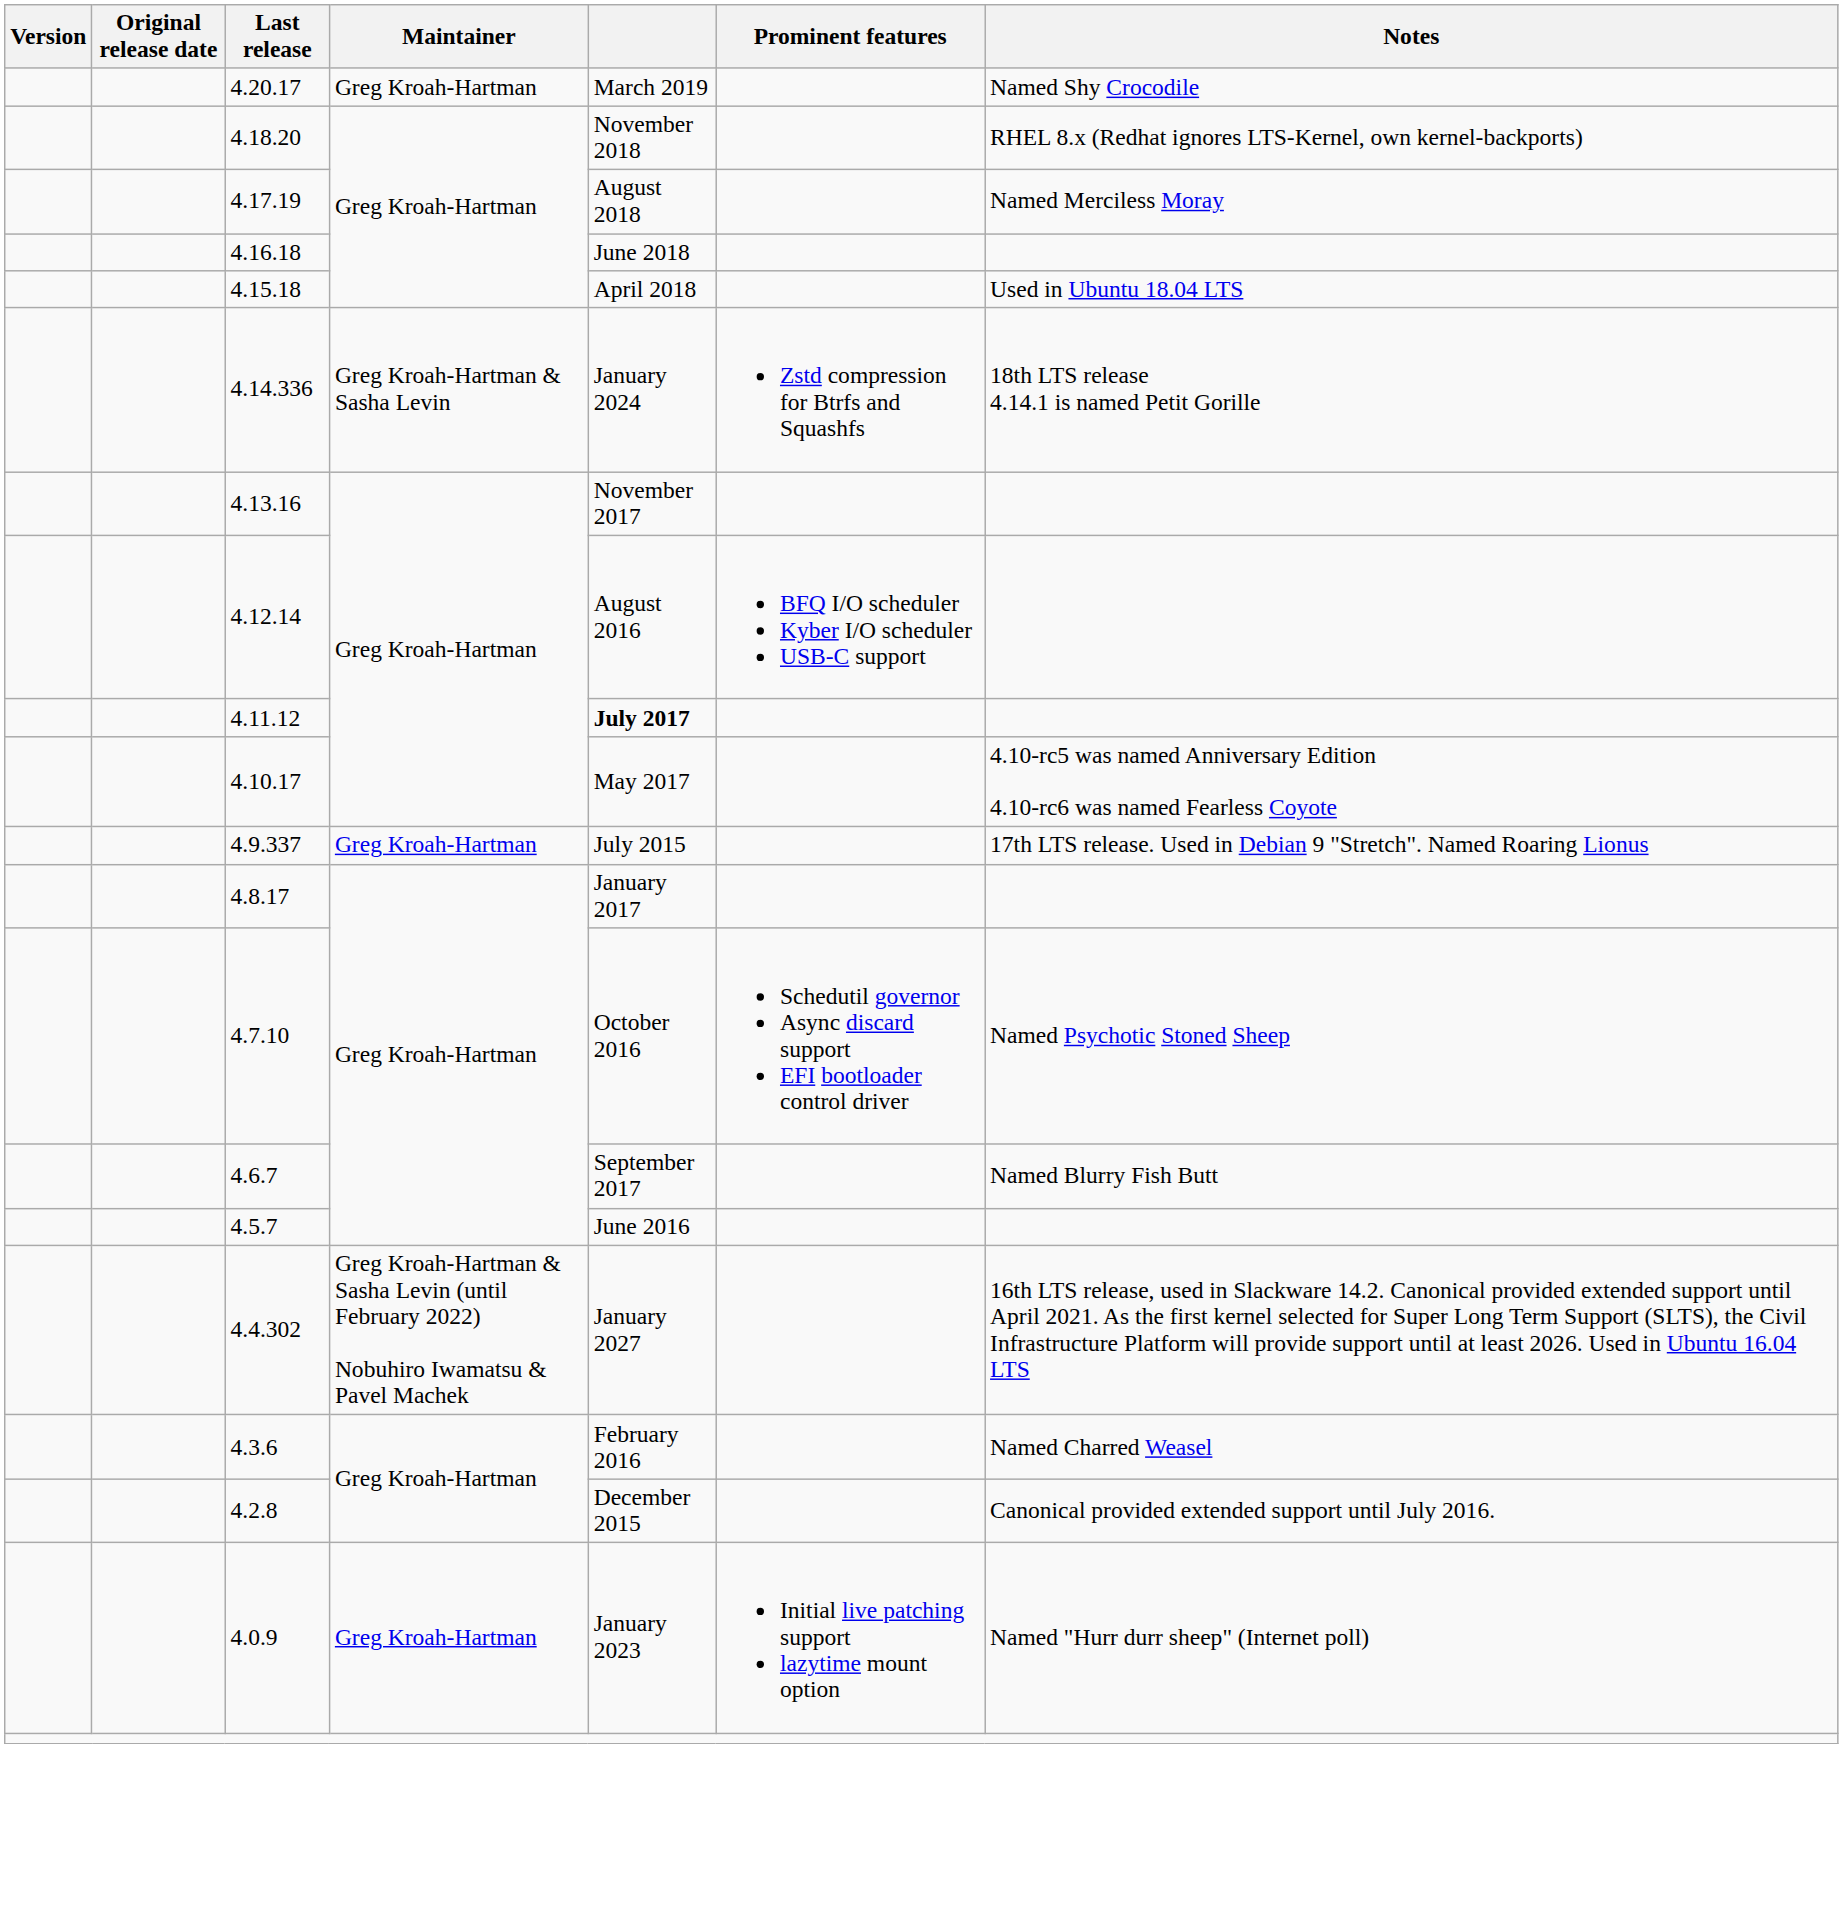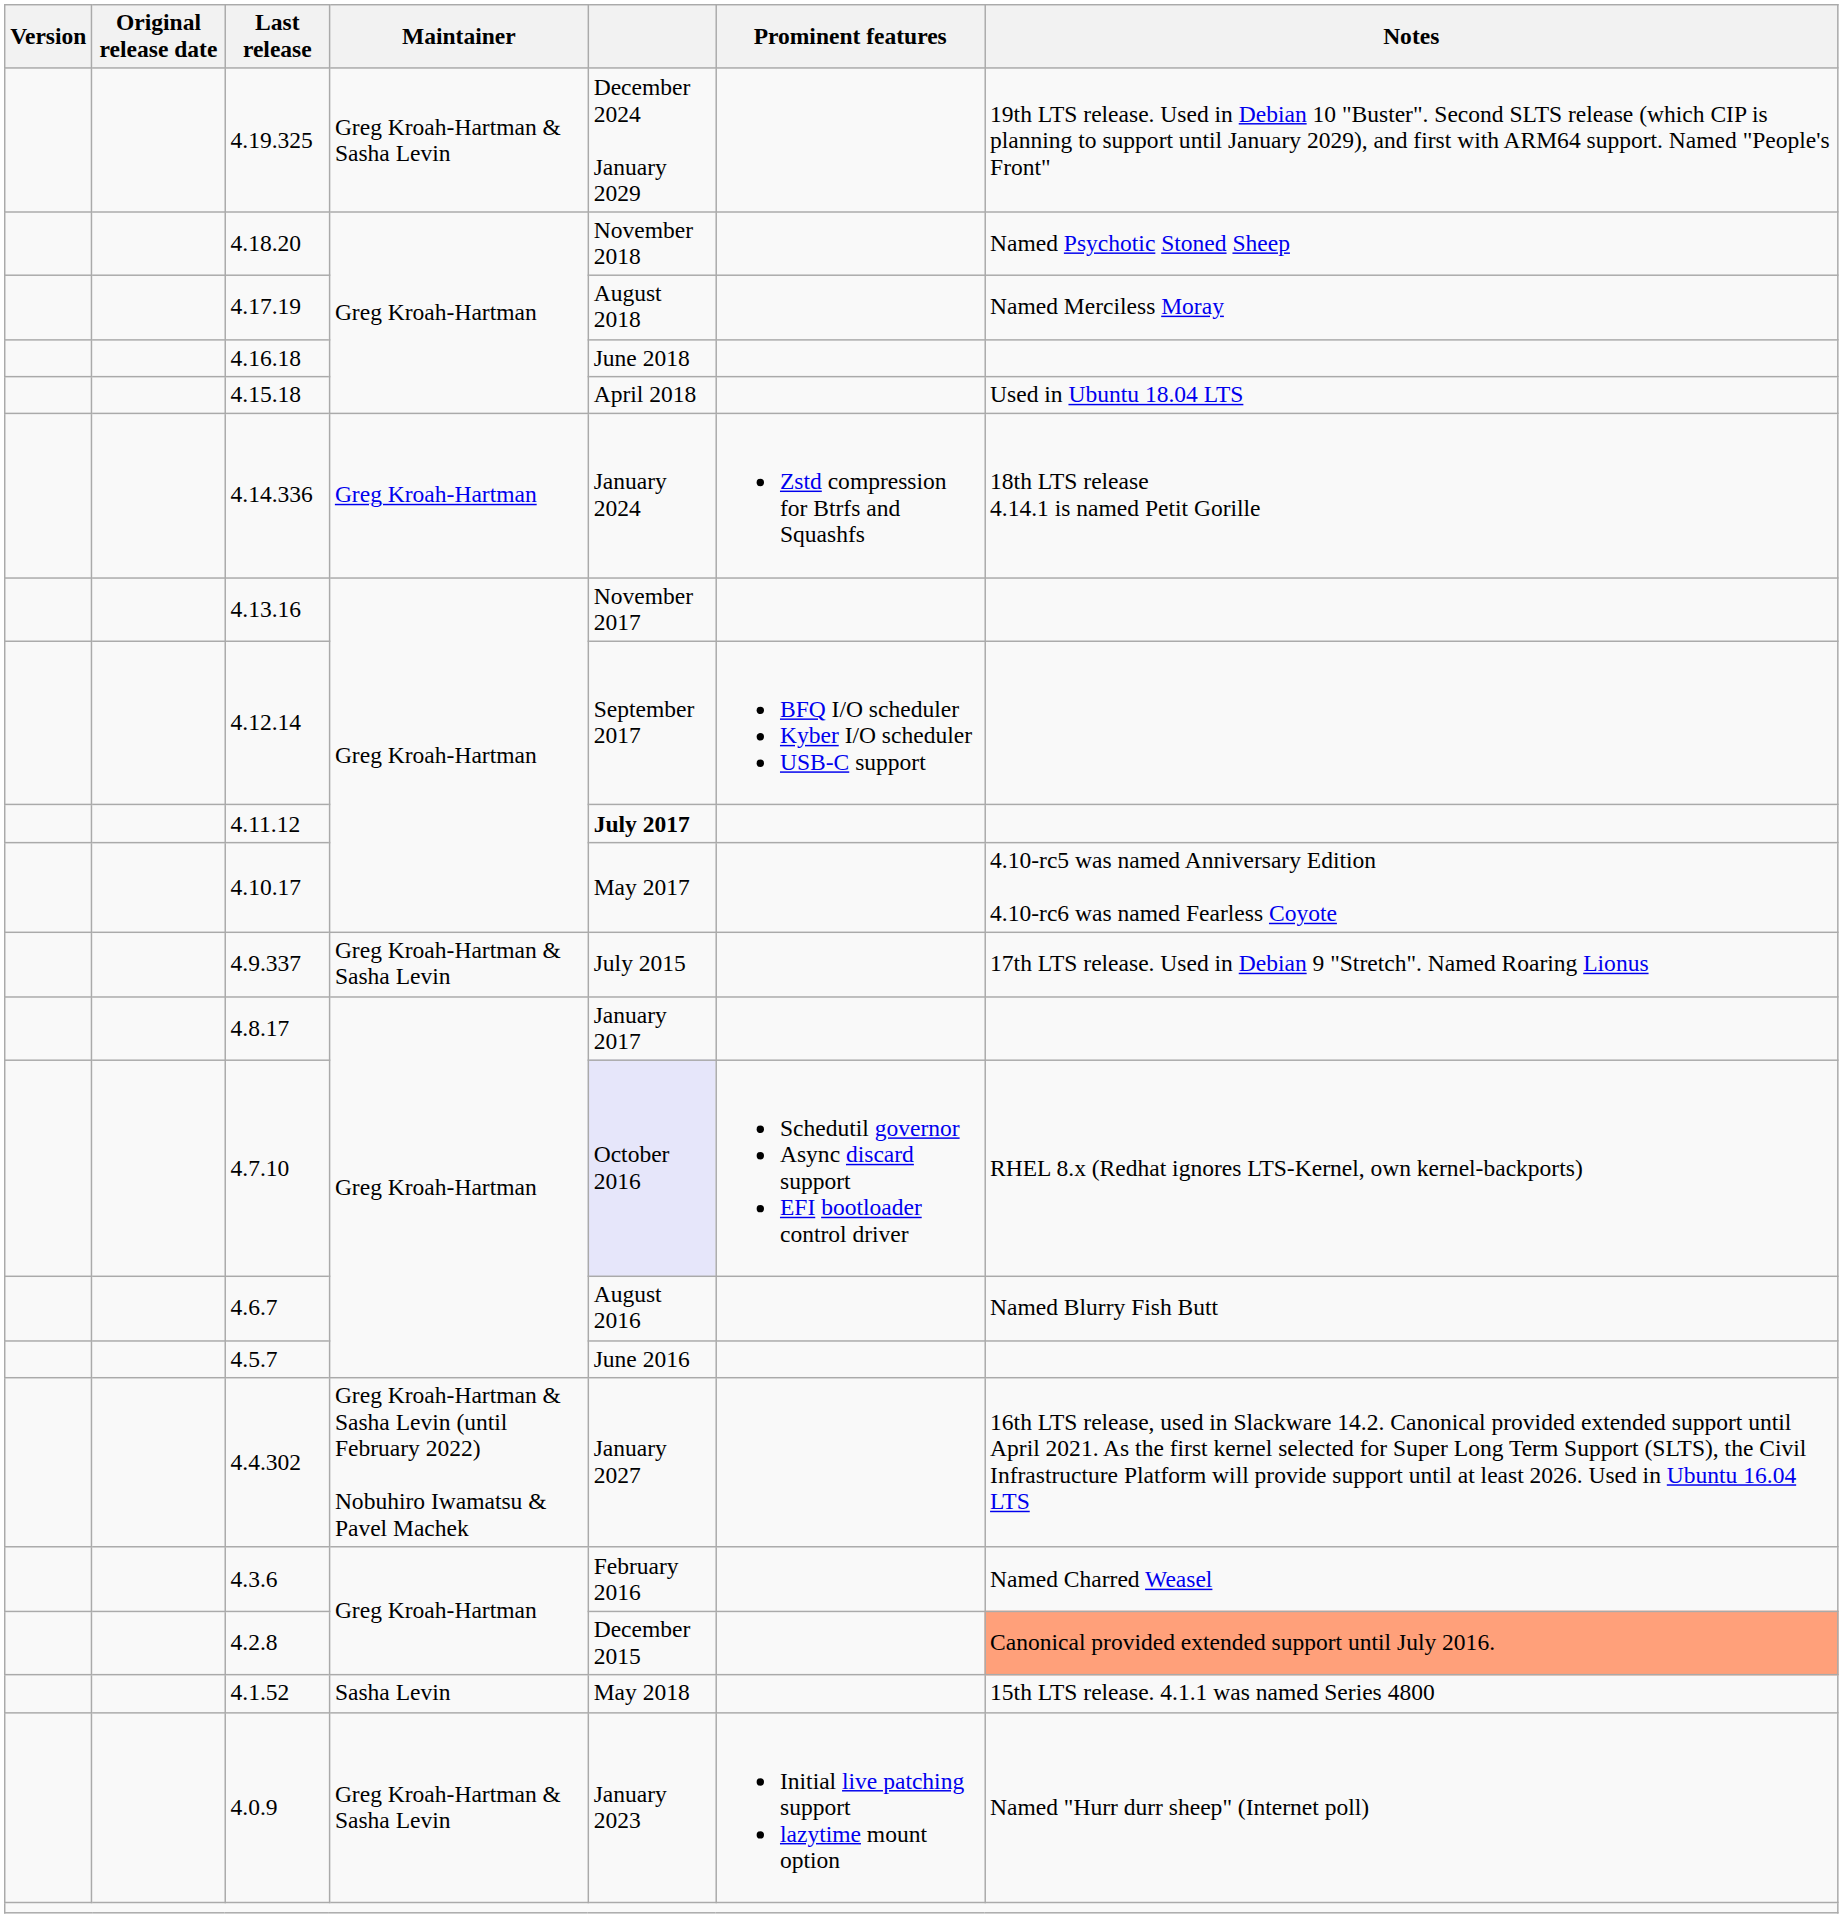- row: (266, 86)
+ row: (272, 139)
(1286, 137) RHEL 8.x (Redhat ignores LTS-Kernel, own kernel-backports) -> (1140, 243) Named Psychotic Stoned Sheep
(448, 389) Greg Kroah-Hartman & Sasha Levin -> (436, 495) Greg Kroah-Hartman
(628, 617) August 2016 -> (644, 722) September 2017
(436, 845) Greg Kroah-Hartman -> (448, 964) Greg Kroah-Hartman & Sasha Levin
(632, 1035) no background -> (632, 1168) lavender background
(1140, 1035) Named Psychotic Stoned Sheep -> (1286, 1168) RHEL 8.x (Redhat ignores LTS-Kernel, own kernel-backports)
(644, 1175) September 2017 -> (628, 1308) August 2016
(1243, 1510) no background -> (1243, 1642) lightsalmon background
+ row: (260, 1693)
(436, 1637) Greg Kroah-Hartman -> (448, 1806) Greg Kroah-Hartman & Sasha Levin
